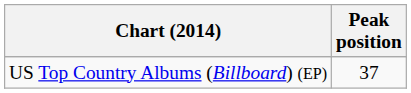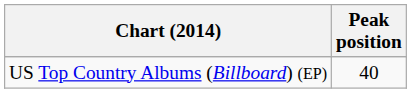(369, 72) 37 -> (369, 72) 40
